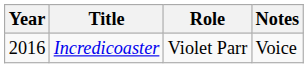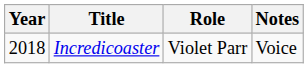(27, 47) 2016 -> (27, 47) 2018
